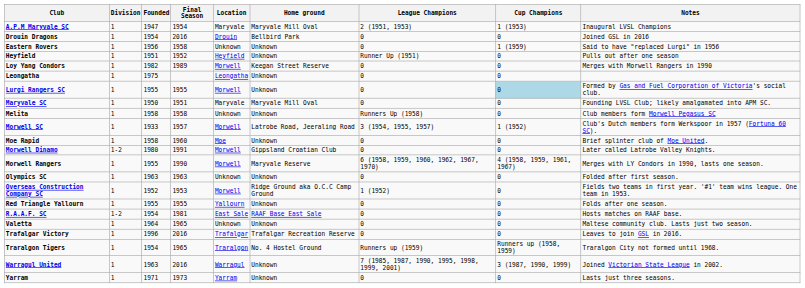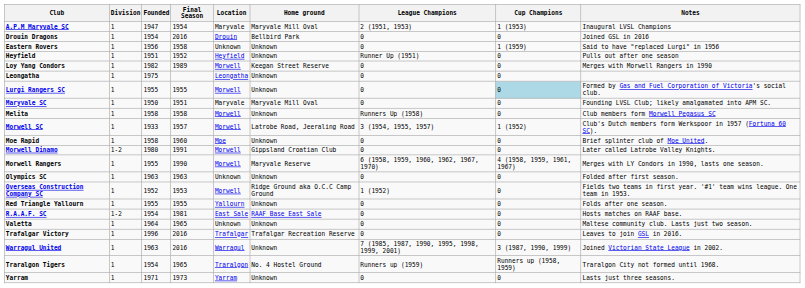(228, 113) Unknown -> (228, 113) Morwell
rows swapped: (35, 247) <-> (34, 264)
